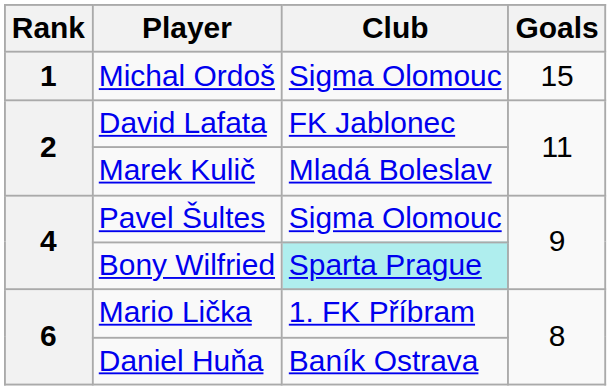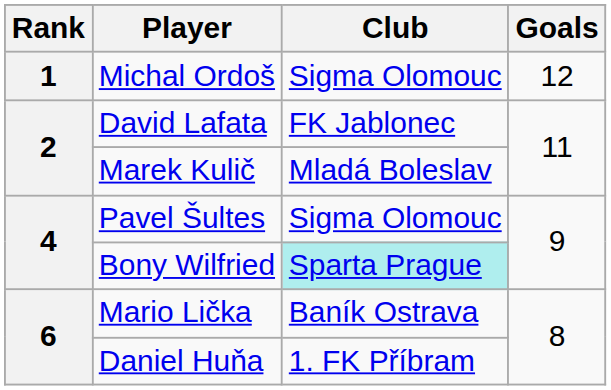(557, 75) 15 -> (557, 75) 12
(382, 312) 1. FK Příbram -> (384, 312) Baník Ostrava
(384, 360) Baník Ostrava -> (382, 360) 1. FK Příbram
